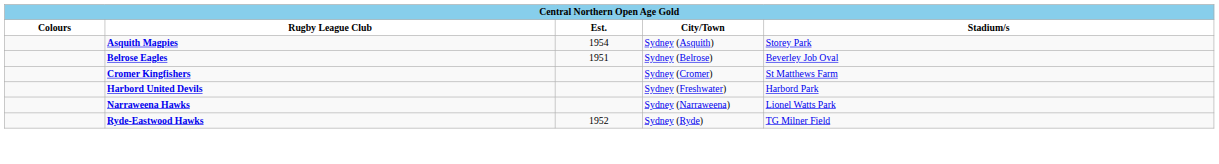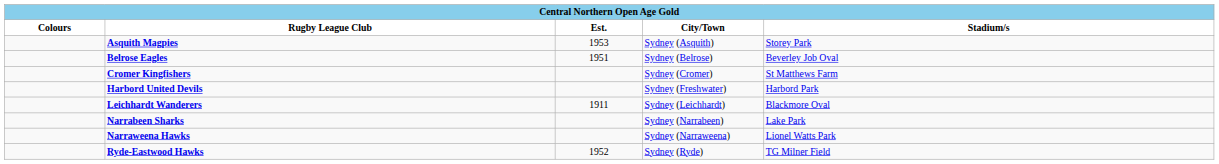(599, 43) 1954 -> (599, 43) 1953
+ row: (155, 105)
+ row: (145, 120)
